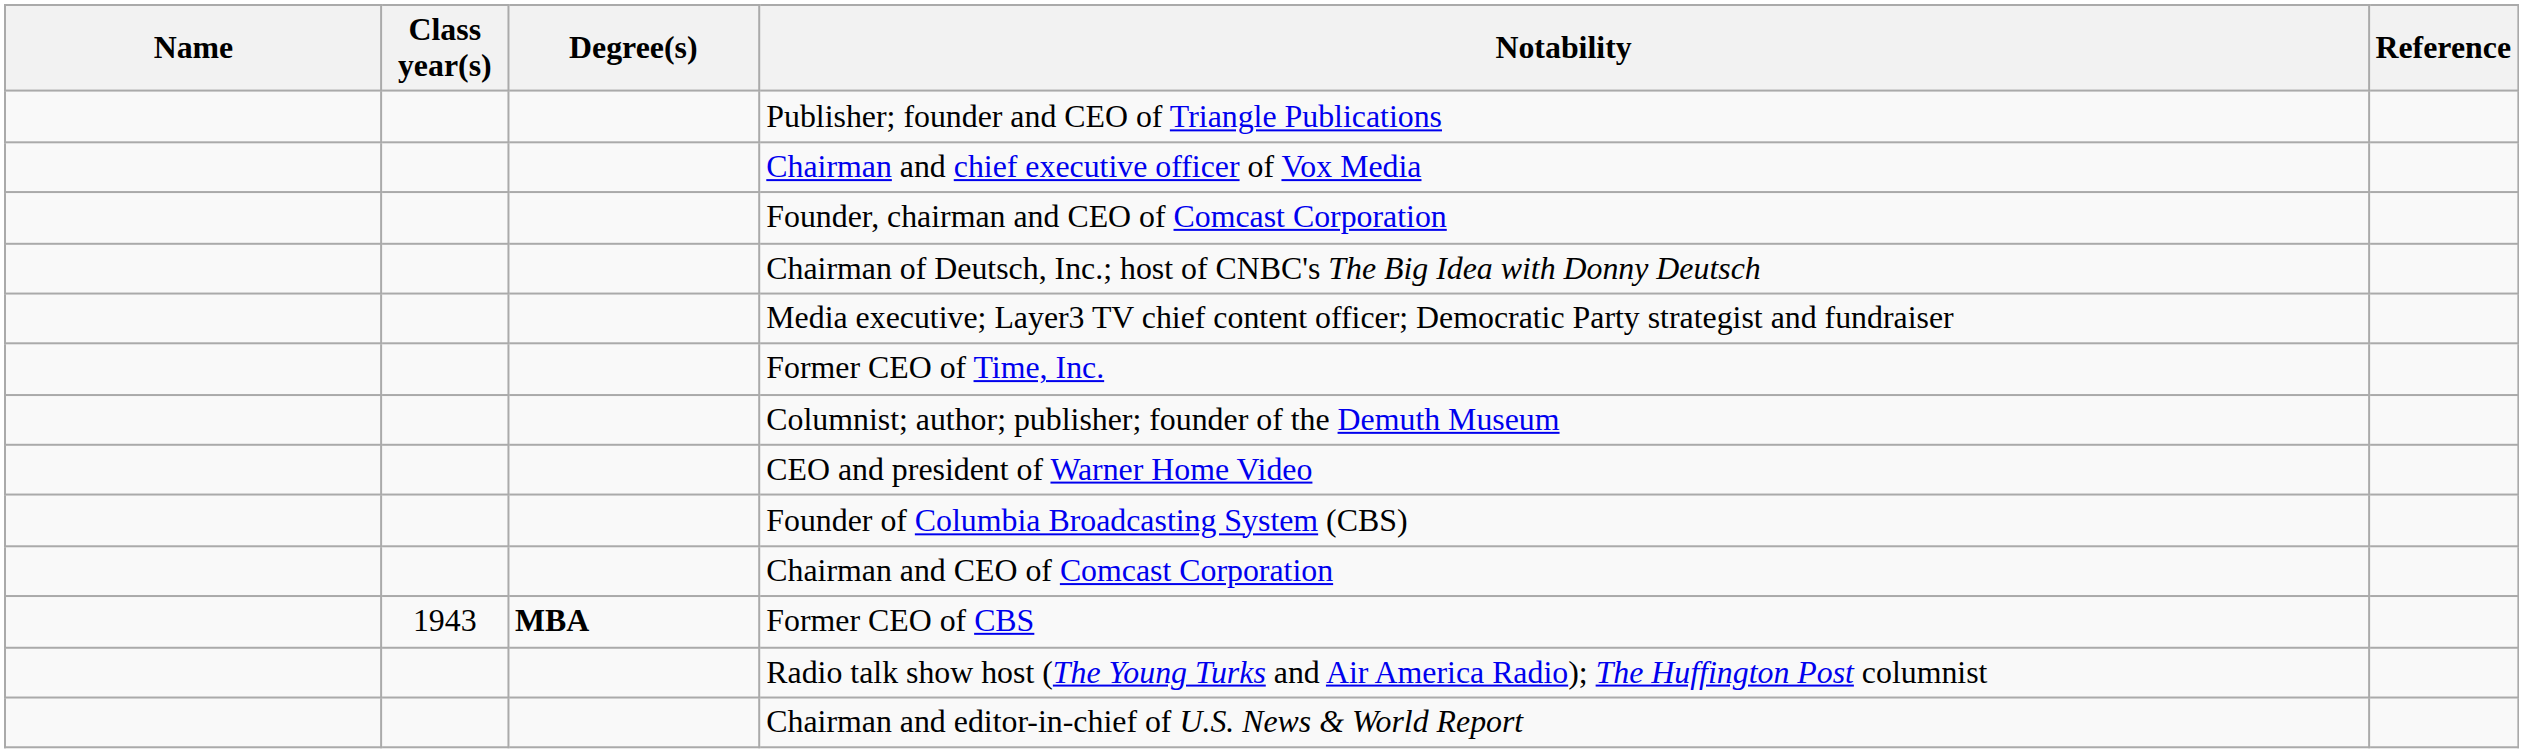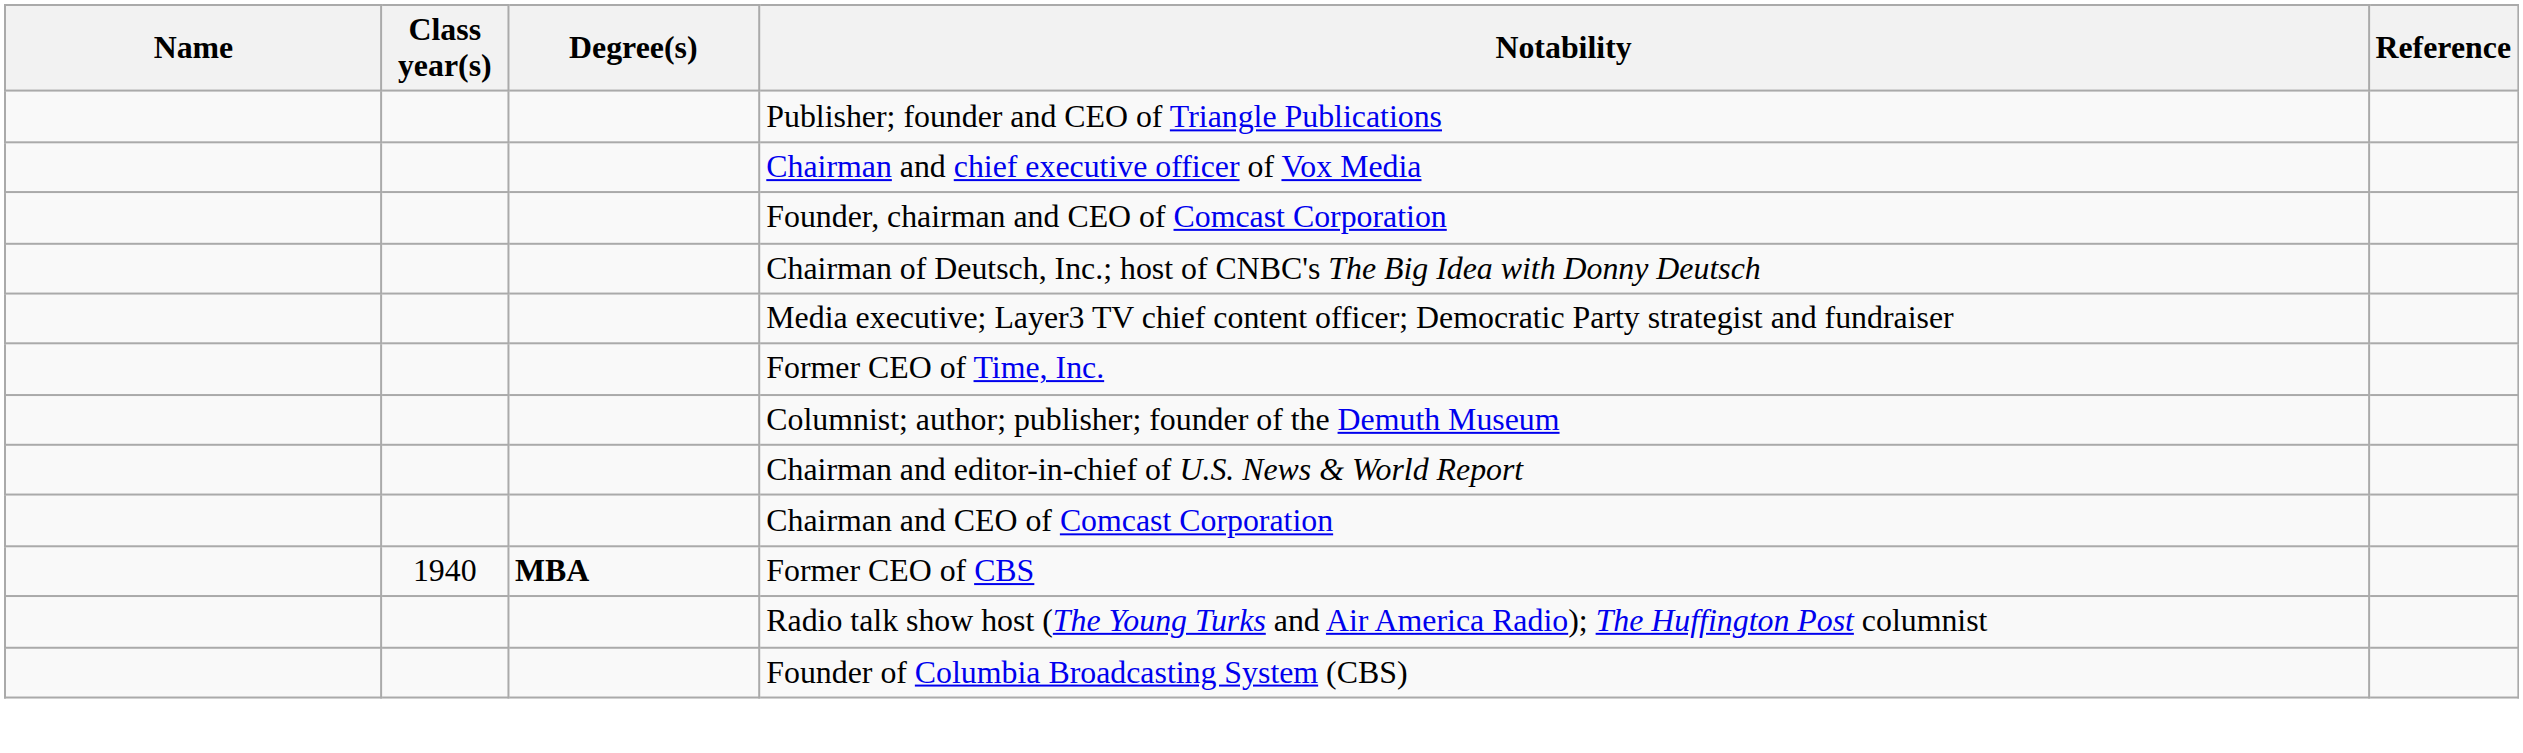- row: (1039, 469)
rows swapped: (1087, 520) <-> (1145, 722)
(445, 621) 1943 -> (445, 570) 1940
